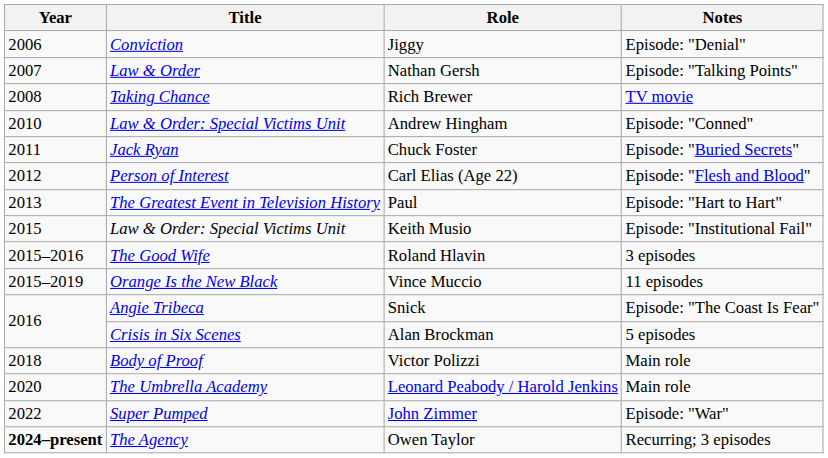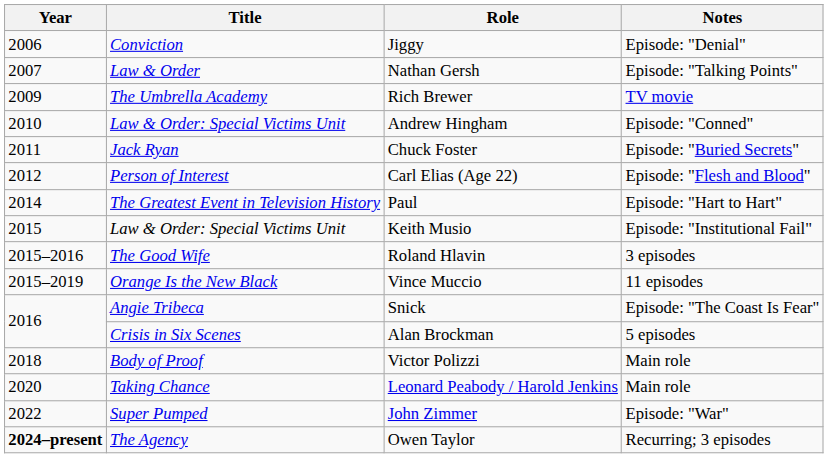(25, 96) 2008 -> (25, 96) 2009
(160, 96) Taking Chance -> (189, 96) The Umbrella Academy
(25, 202) 2013 -> (25, 202) 2014
(189, 387) The Umbrella Academy -> (160, 387) Taking Chance
